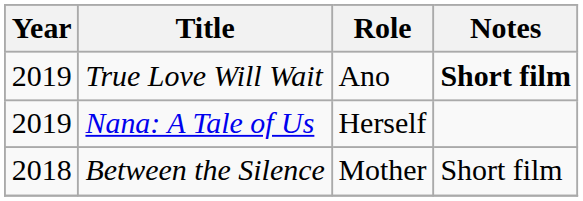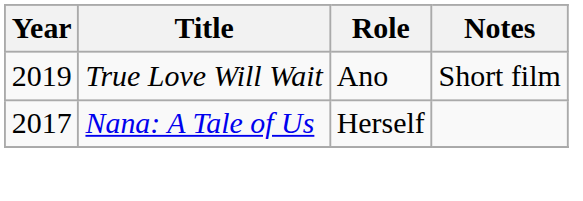(506, 75) bold -> (500, 75) normal
(42, 123) 2019 -> (42, 123) 2017
- row: (205, 170)
